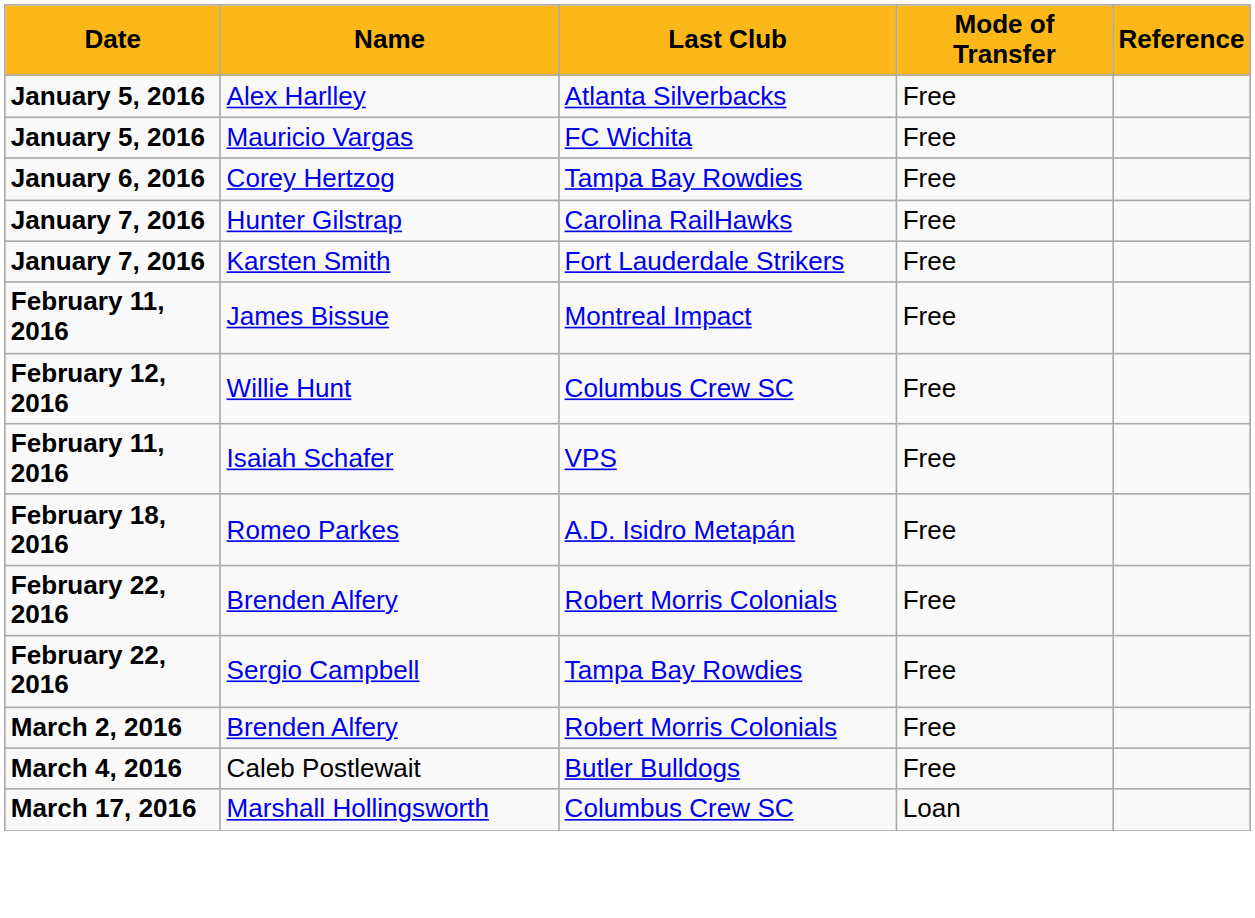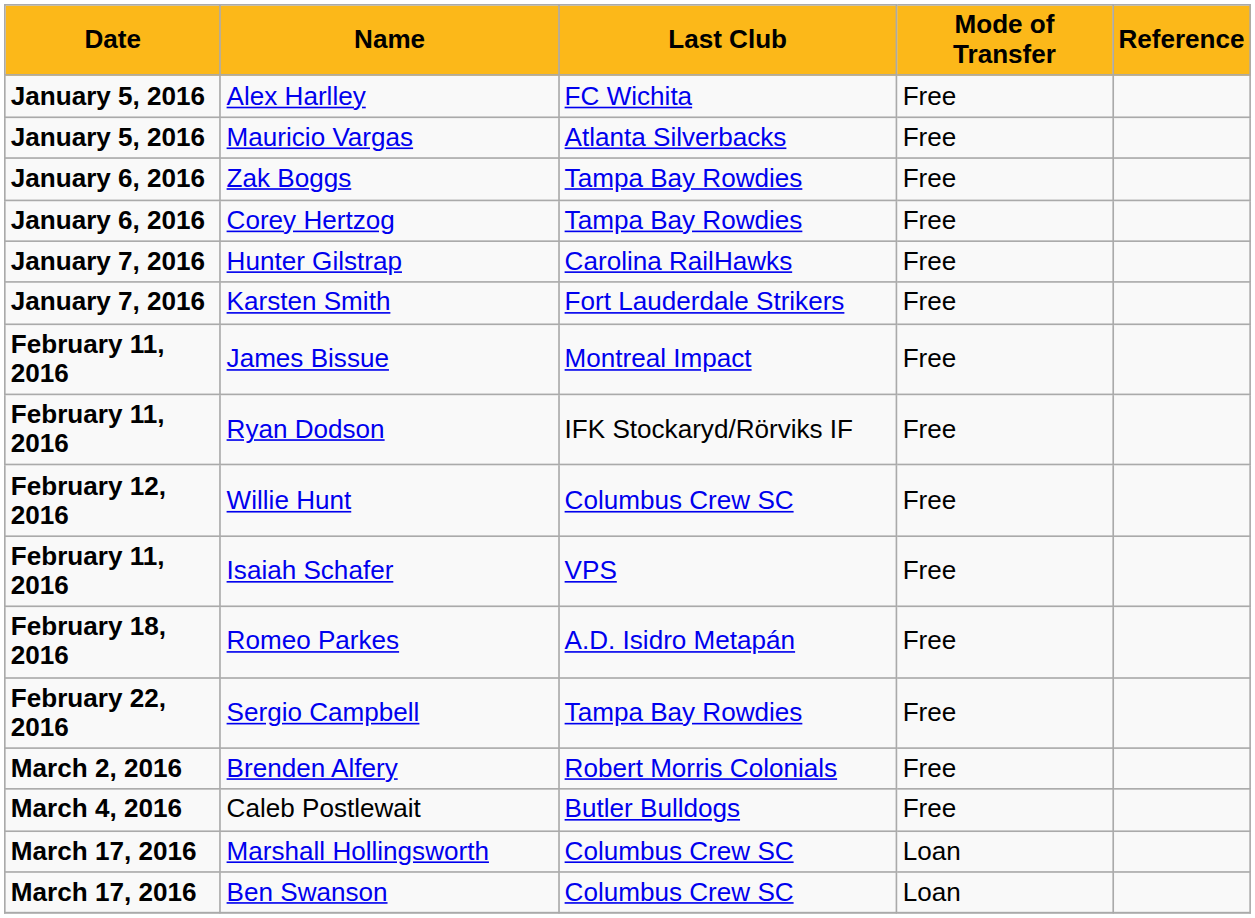(676, 95) Atlanta Silverbacks -> (628, 95) FC Wichita
(628, 137) FC Wichita -> (676, 137) Atlanta Silverbacks
+ row: (108, 178)
+ row: (88, 429)
- row: (88, 600)
+ row: (104, 892)
